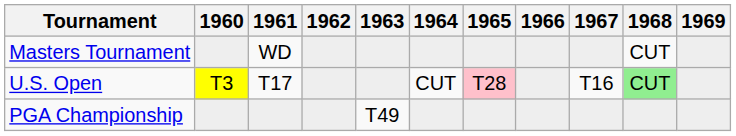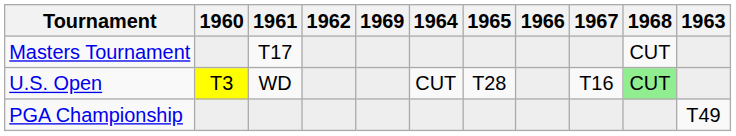columns swapped: (382, 21) <-> (703, 21)
(275, 52) WD -> (275, 52) T17
(275, 84) T17 -> (275, 84) WD
(489, 84) pink background -> (489, 84) no background
